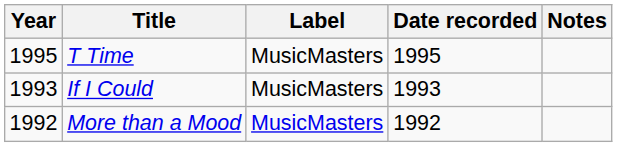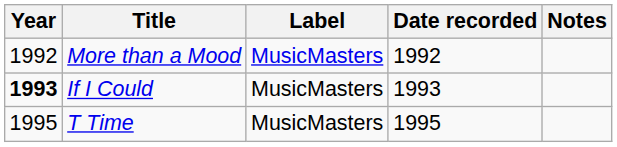rows swapped: (154, 123) <-> (100, 55)
(33, 89) normal -> (33, 89) bold
